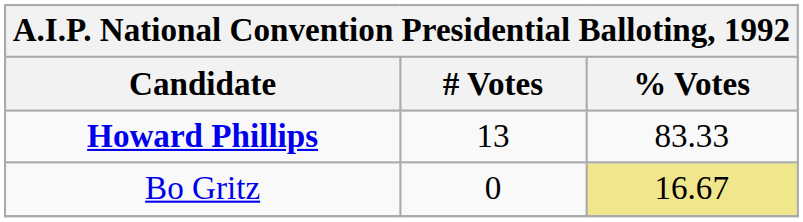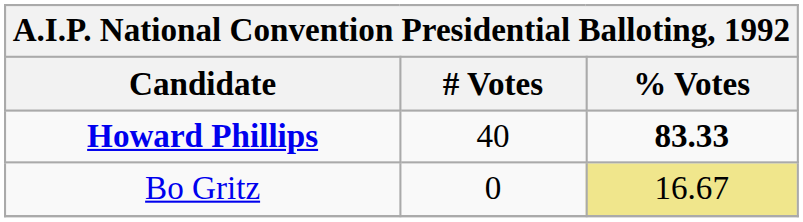(493, 135) 13 -> (493, 135) 40
(692, 135) normal -> (692, 135) bold
